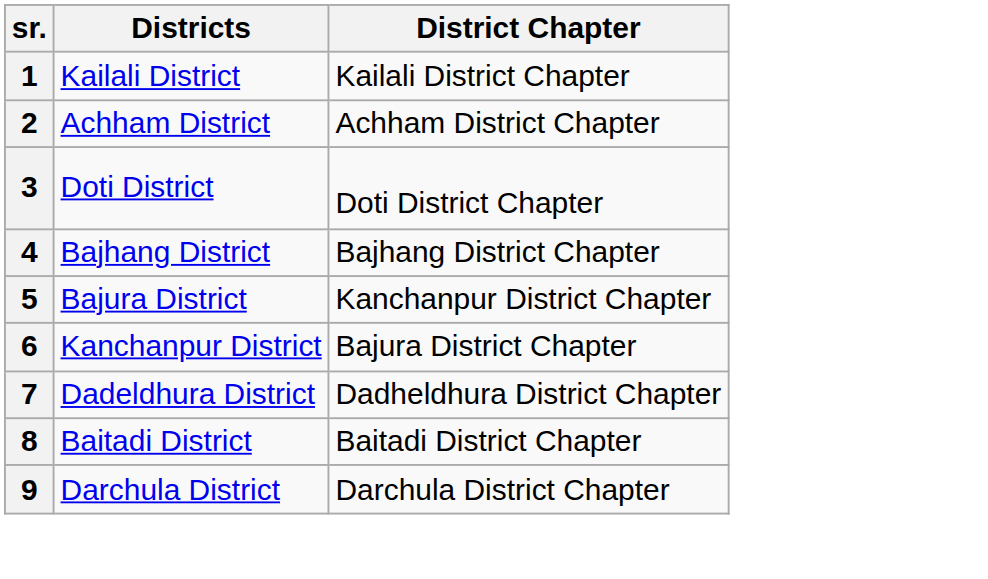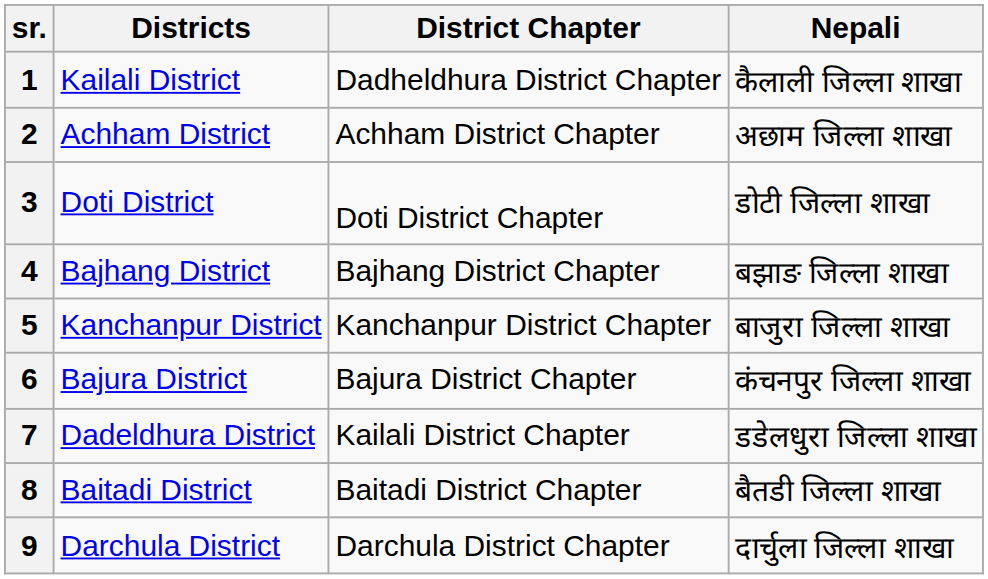+ column: (856, 28)
(483, 75) Kailali District Chapter -> (528, 79) Dadheldhura District Chapter
(154, 299) Bajura District -> (191, 325) Kanchanpur District
(191, 346) Kanchanpur District -> (154, 380) Bajura District
(528, 394) Dadheldhura District Chapter -> (483, 435) Kailali District Chapter
